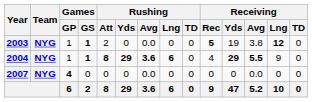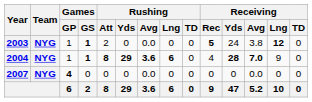(234, 43) 19 -> (234, 43) 24
(234, 58) 29 -> (234, 58) 28
(256, 58) 5.5 -> (256, 58) 7.0
